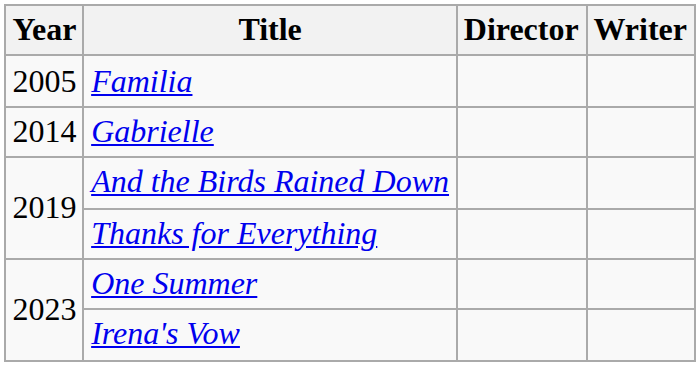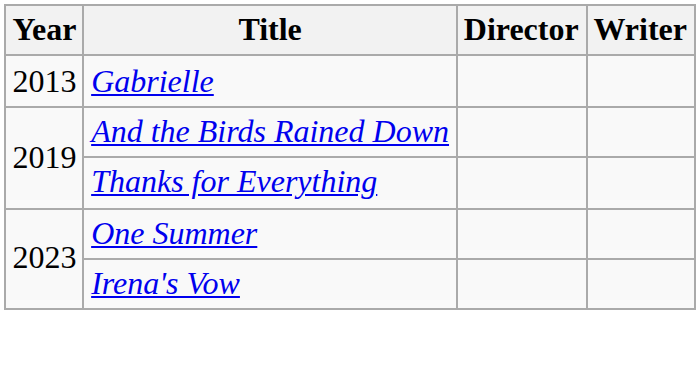- row: (142, 80)
(44, 131) 2014 -> (44, 80) 2013
